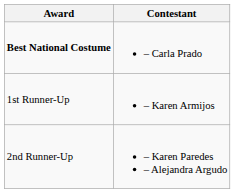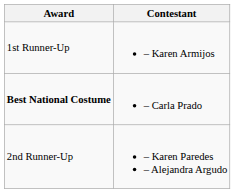rows swapped: (59, 47) <-> (38, 99)
